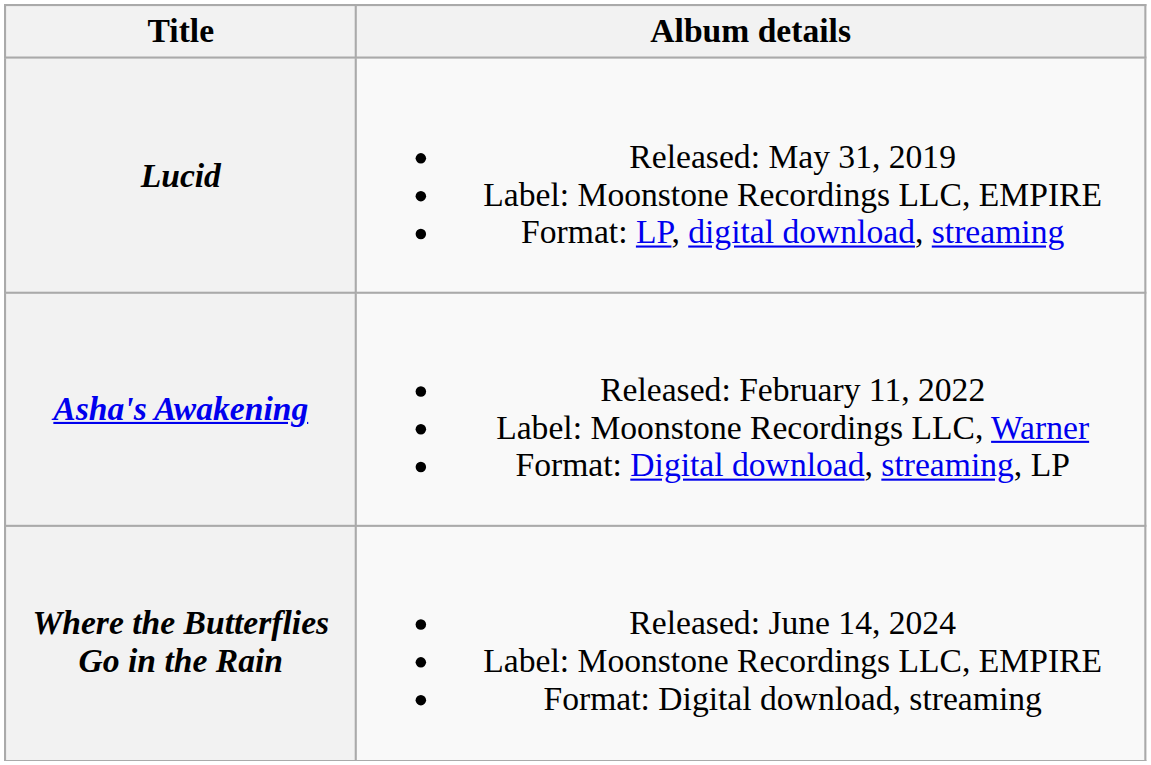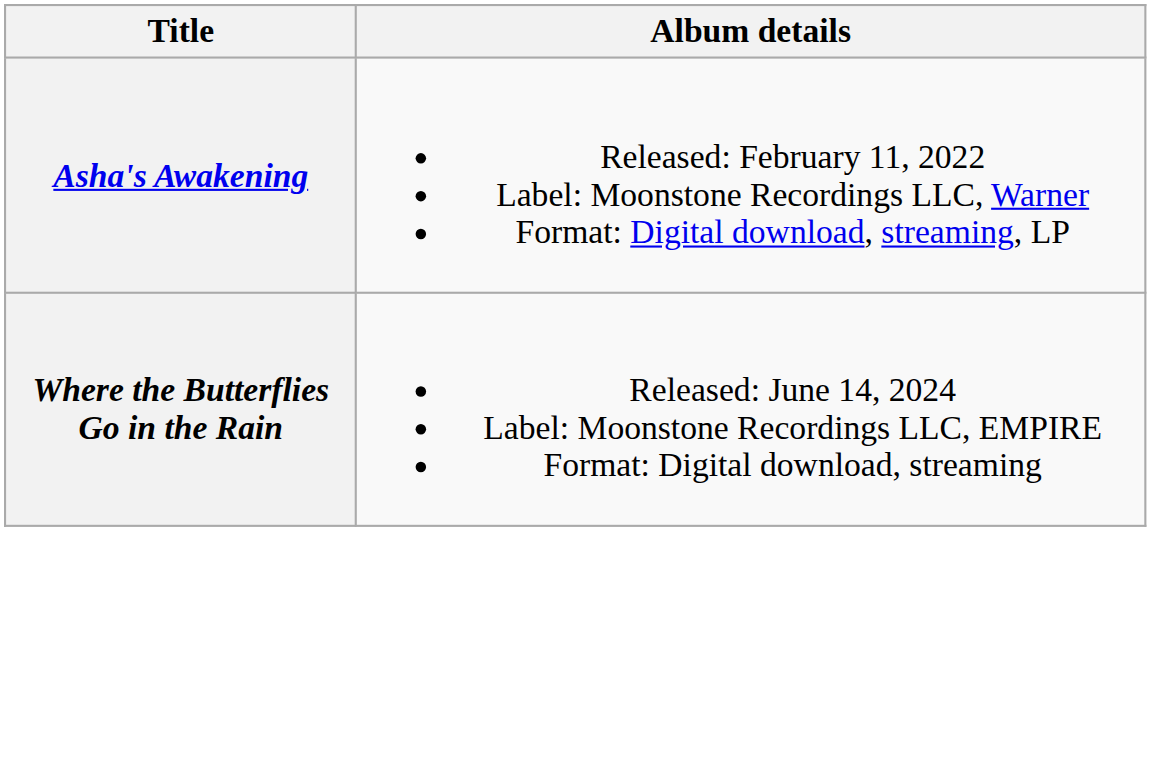- row: (181, 174)
